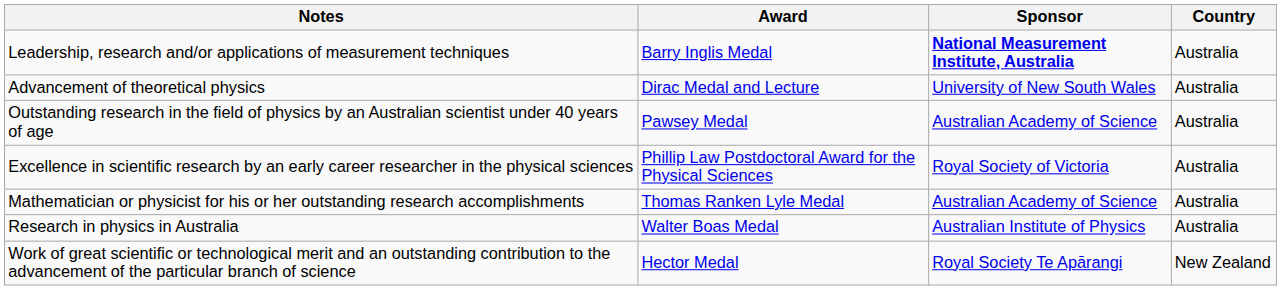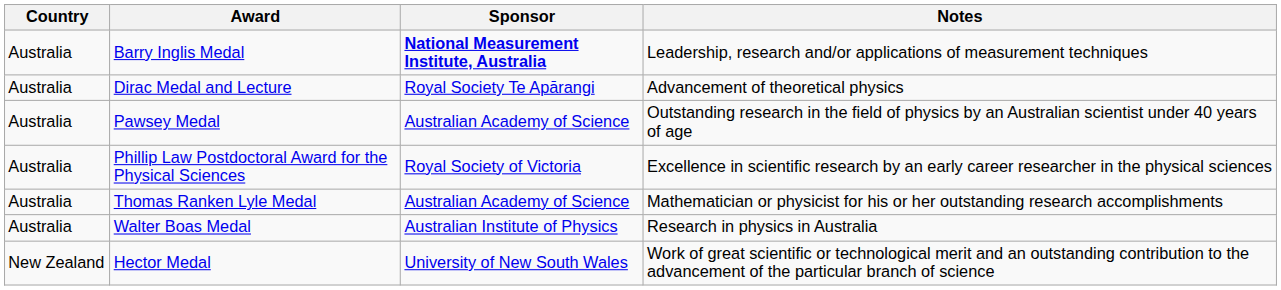columns swapped: (1224, 17) <-> (321, 17)
(1044, 87) University of New South Wales -> (500, 87) Royal Society Te Apārangi
(1027, 262) Royal Society Te Apārangi -> (516, 262) University of New South Wales
